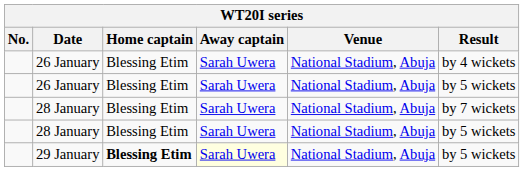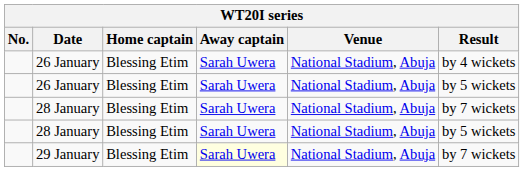(149, 154) bold -> (147, 154) normal
(479, 154) by 5 wickets -> (479, 154) by 7 wickets
